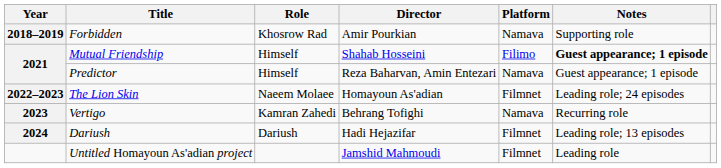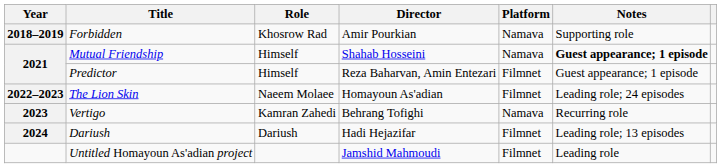(519, 53) Filimo -> (523, 53) Namava
(523, 73) Namava -> (521, 73) Filmnet
